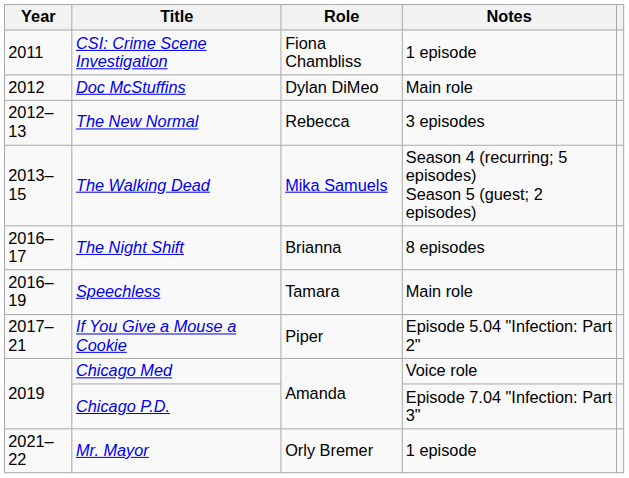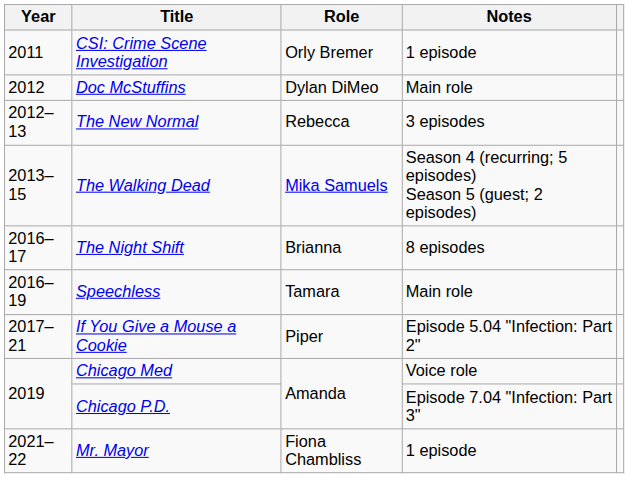(323, 52) Fiona Chambliss -> (329, 52) Orly Bremer
(329, 450) Orly Bremer -> (323, 450) Fiona Chambliss
